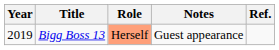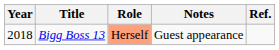(20, 34) 2019 -> (20, 34) 2018
